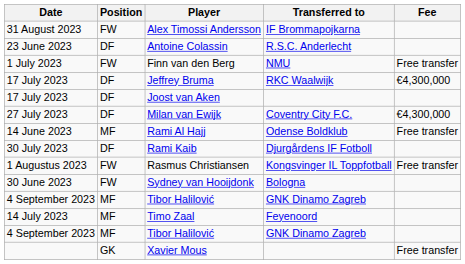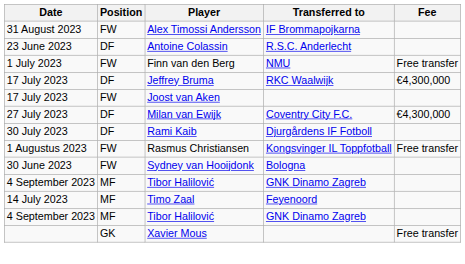(107, 98) DF -> (108, 98) FW
- row: (39, 132)
